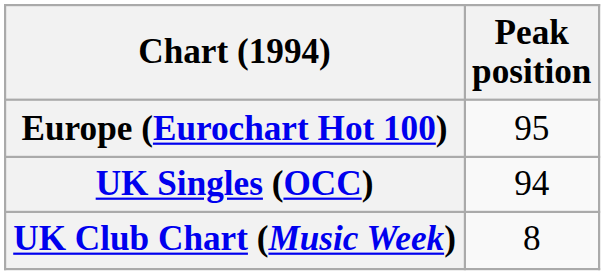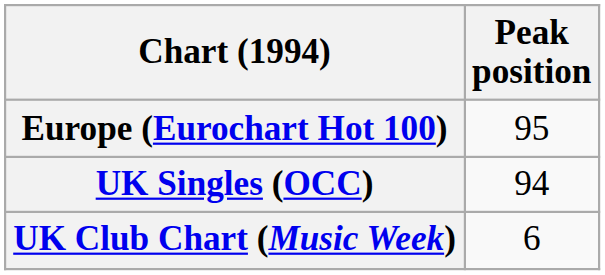(532, 239) 8 -> (532, 239) 6
